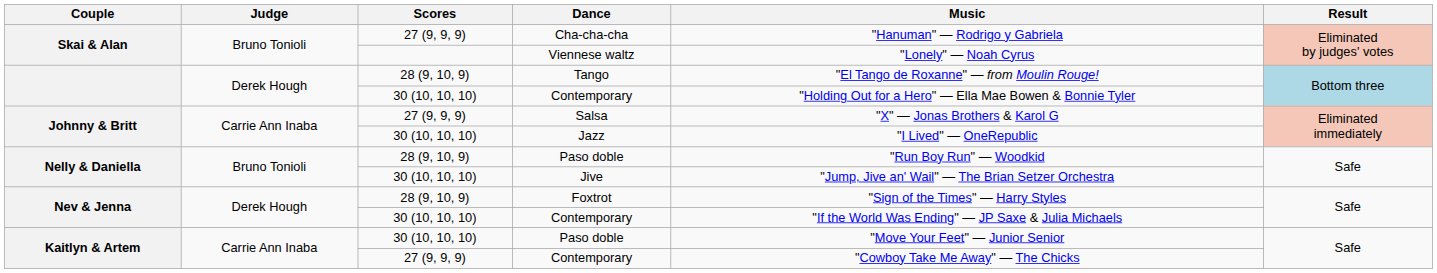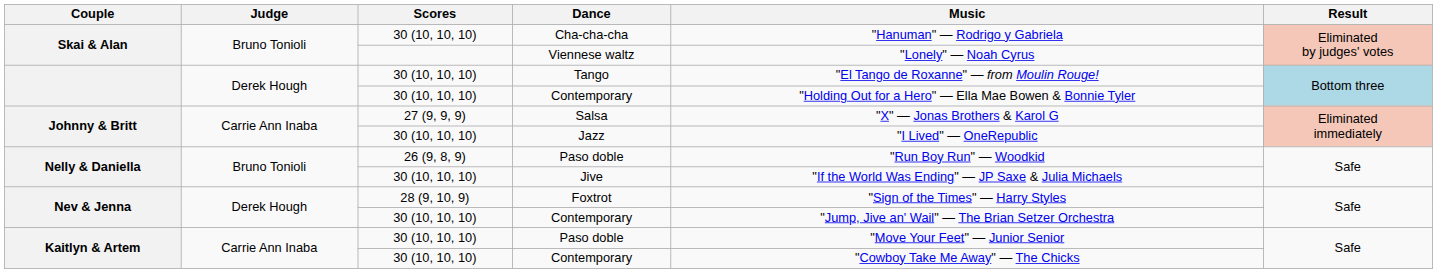(435, 34) 27 (9, 9, 9) -> (435, 34) 30 (10, 10, 10)
(435, 75) 28 (9, 10, 9) -> (435, 75) 30 (10, 10, 10)
(435, 156) 28 (9, 10, 9) -> (435, 156) 26 (9, 8, 9)
(967, 177) "Jump, Jive an' Wail" — The Brian Setzer Orchestra -> (967, 177) "If the World Was Ending" — JP Saxe & Julia Michaels
(967, 217) "If the World Was Ending" — JP Saxe & Julia Michaels -> (967, 217) "Jump, Jive an' Wail" — The Brian Setzer Orchestra
(435, 258) 27 (9, 9, 9) -> (435, 258) 30 (10, 10, 10)
